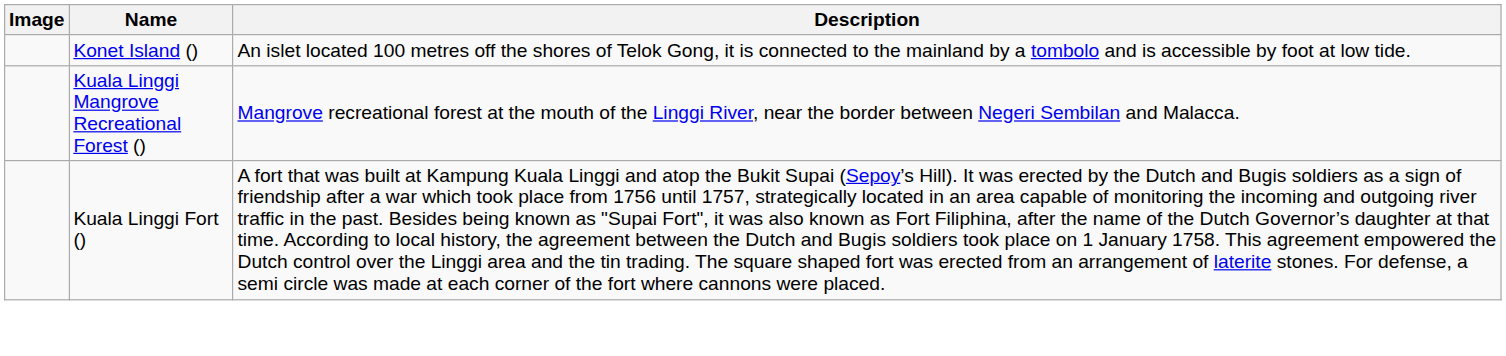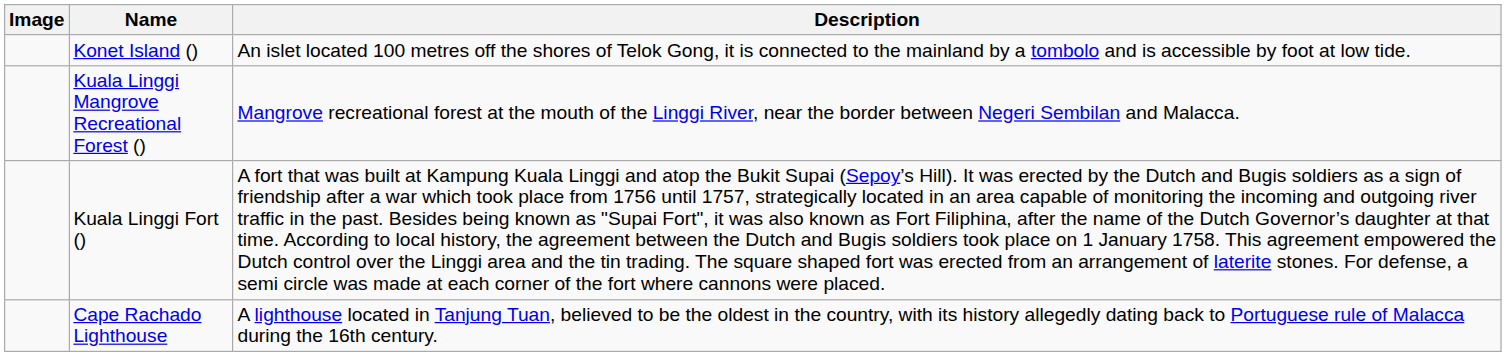+ row: (137, 325)
